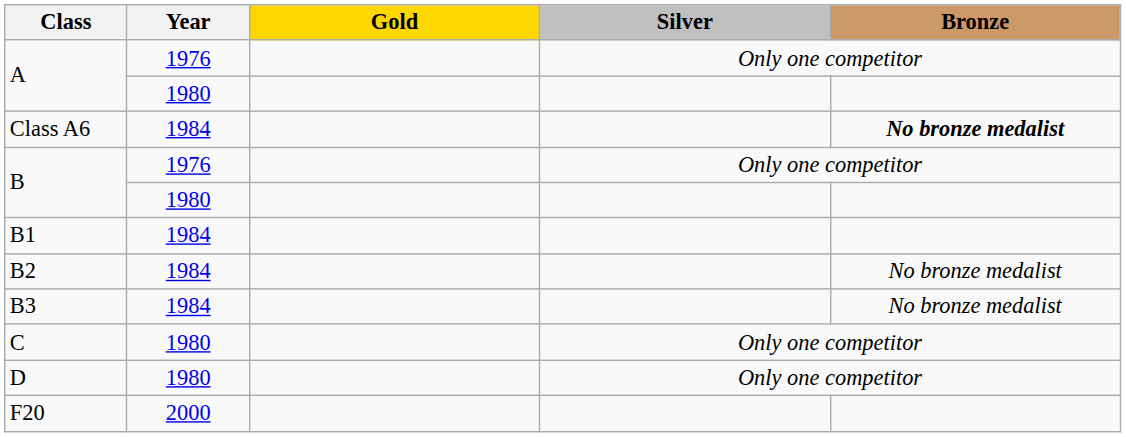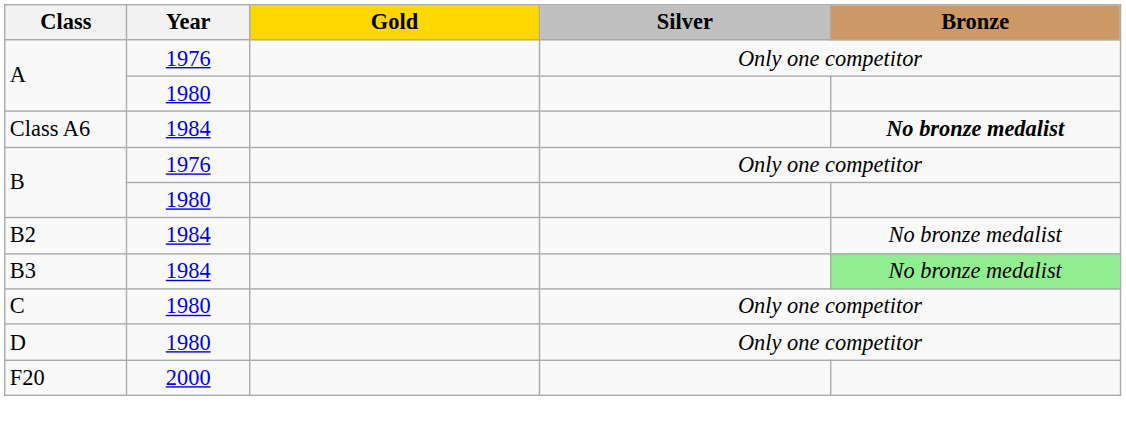- row: (23, 235)
(975, 306) no background -> (975, 270) lightgreen background
